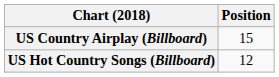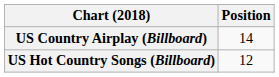(246, 38) 15 -> (246, 38) 14
